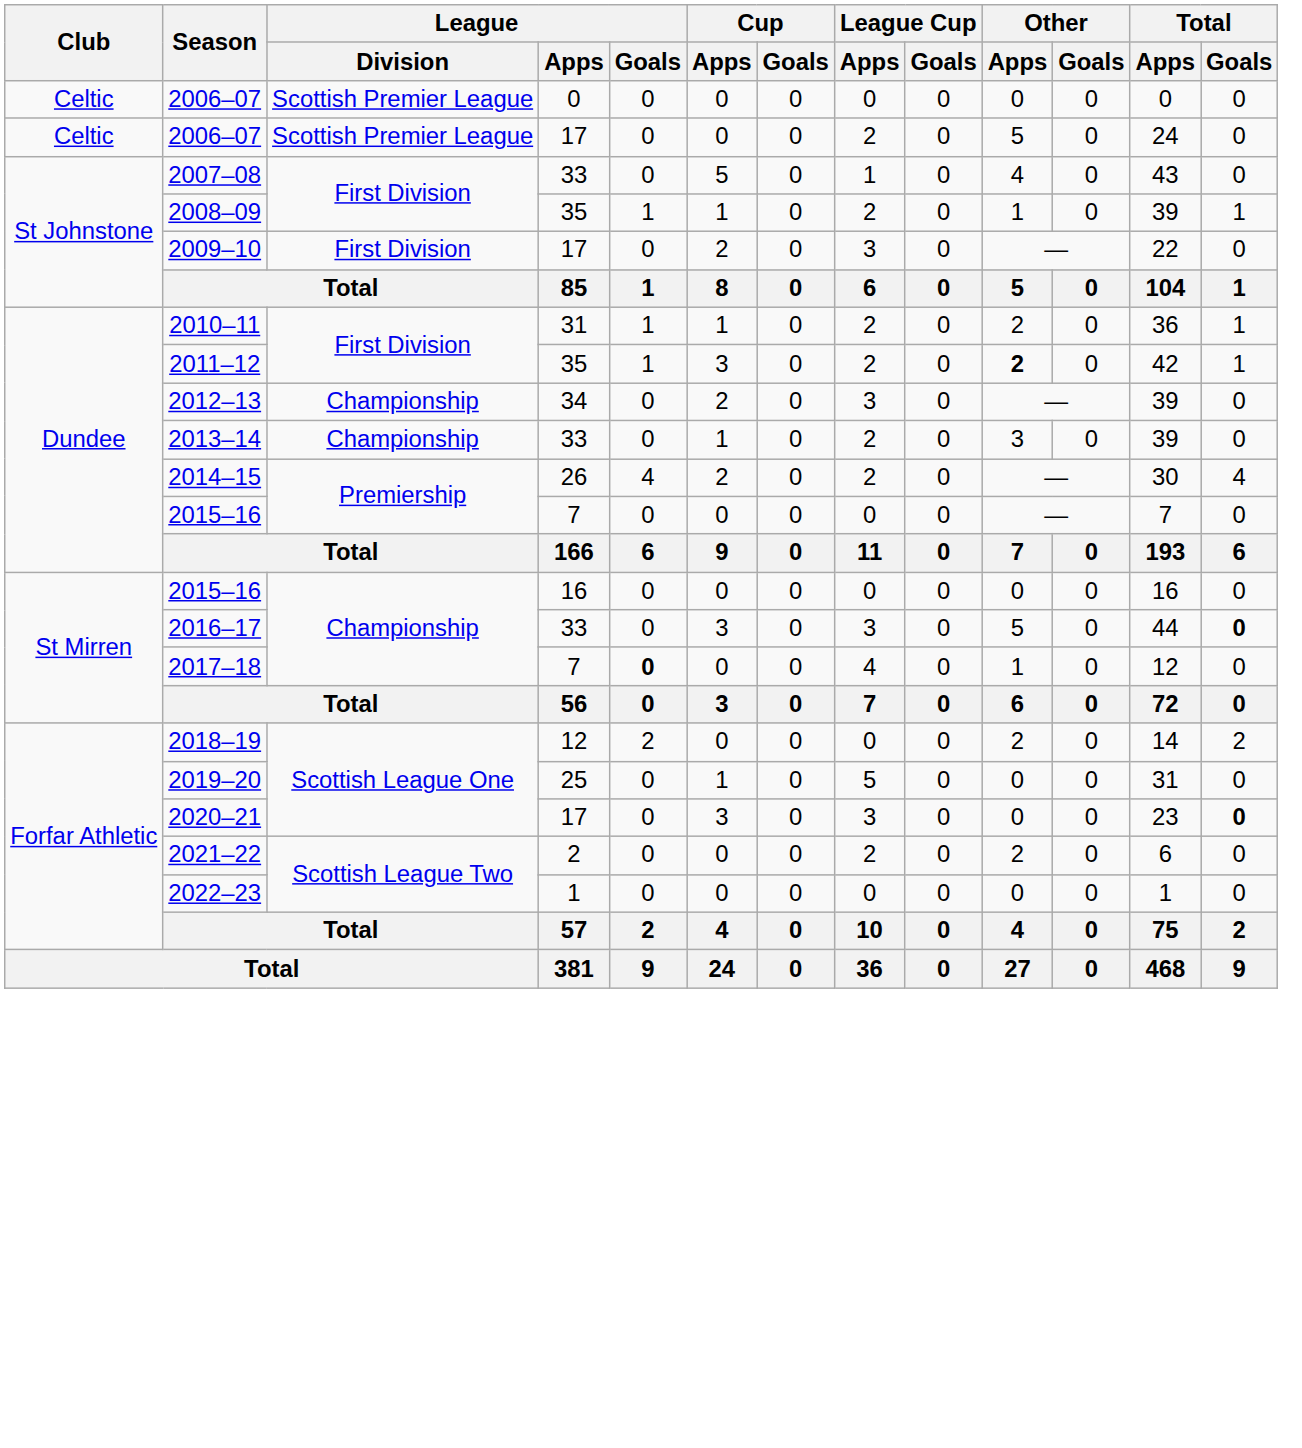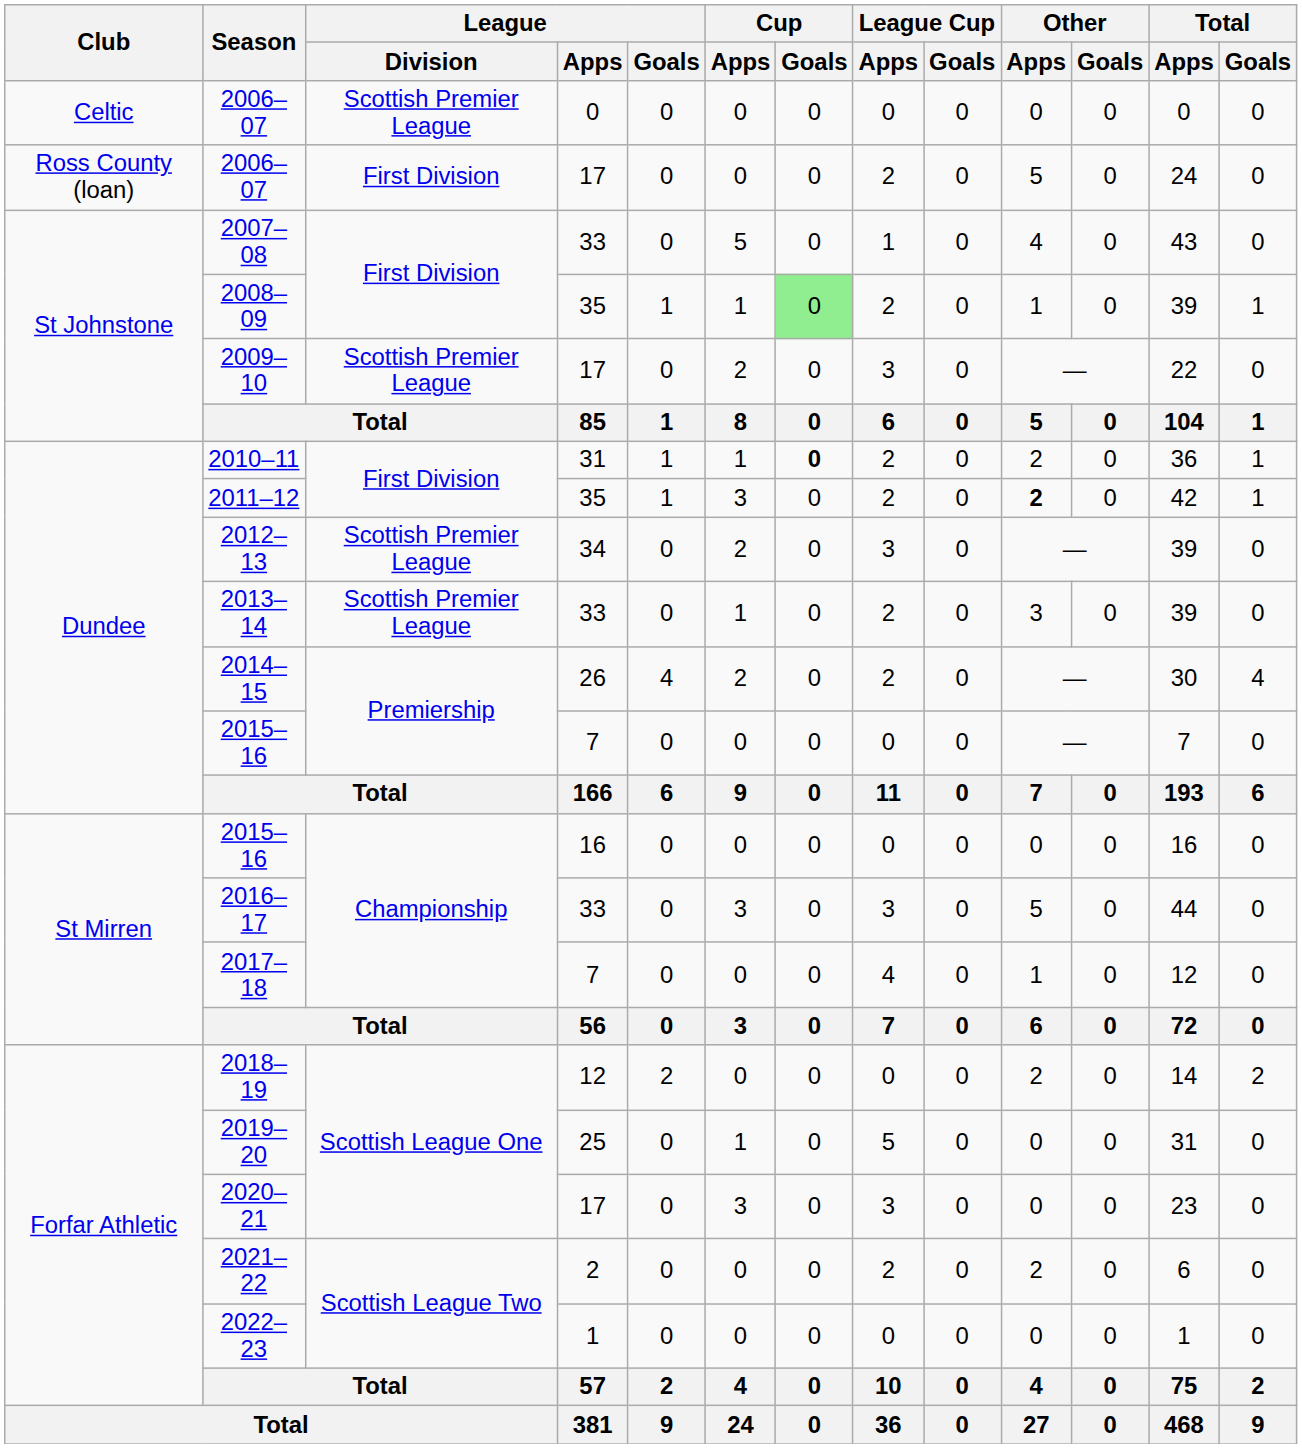(84, 136) Celtic -> (104, 177) Ross County (loan)
(403, 136) Scottish Premier League -> (431, 177) First Division
(796, 212) no background -> (814, 306) lightgreen background
(403, 250) First Division -> (431, 370) Scottish Premier League
(796, 325) normal -> (814, 459) bold
(403, 401) Championship -> (431, 549) Scottish Premier League
(403, 439) Championship -> (431, 613) Scottish Premier League
(1239, 628) bold -> (1258, 909) normal
(648, 666) bold -> (667, 974) normal
(1239, 817) bold -> (1258, 1206) normal
